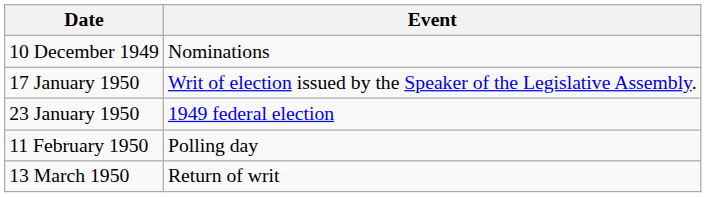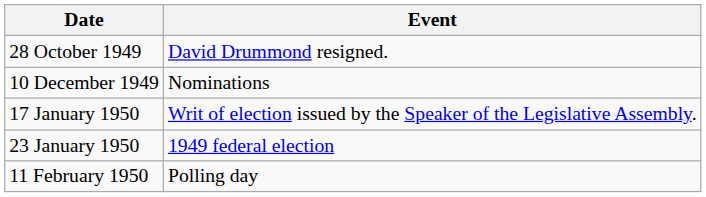+ row: (75, 51)
- row: (69, 176)
